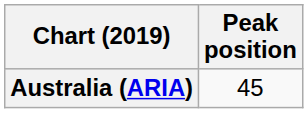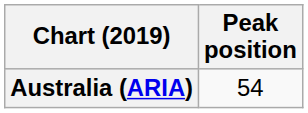(250, 88) 45 -> (250, 88) 54
